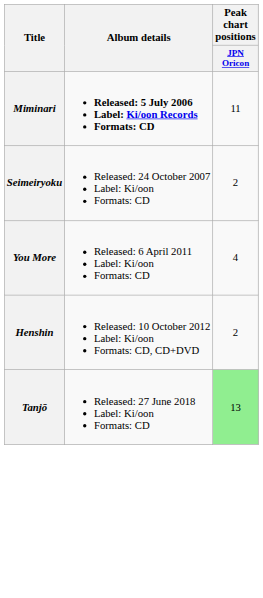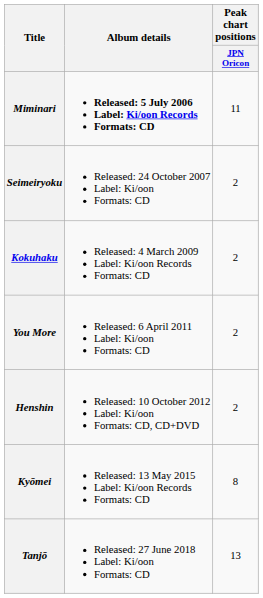+ row: (34, 257)
(236, 257) 4 -> (236, 332) 2
+ row: (35, 481)
(236, 407) lightgreen background -> (236, 556) no background
